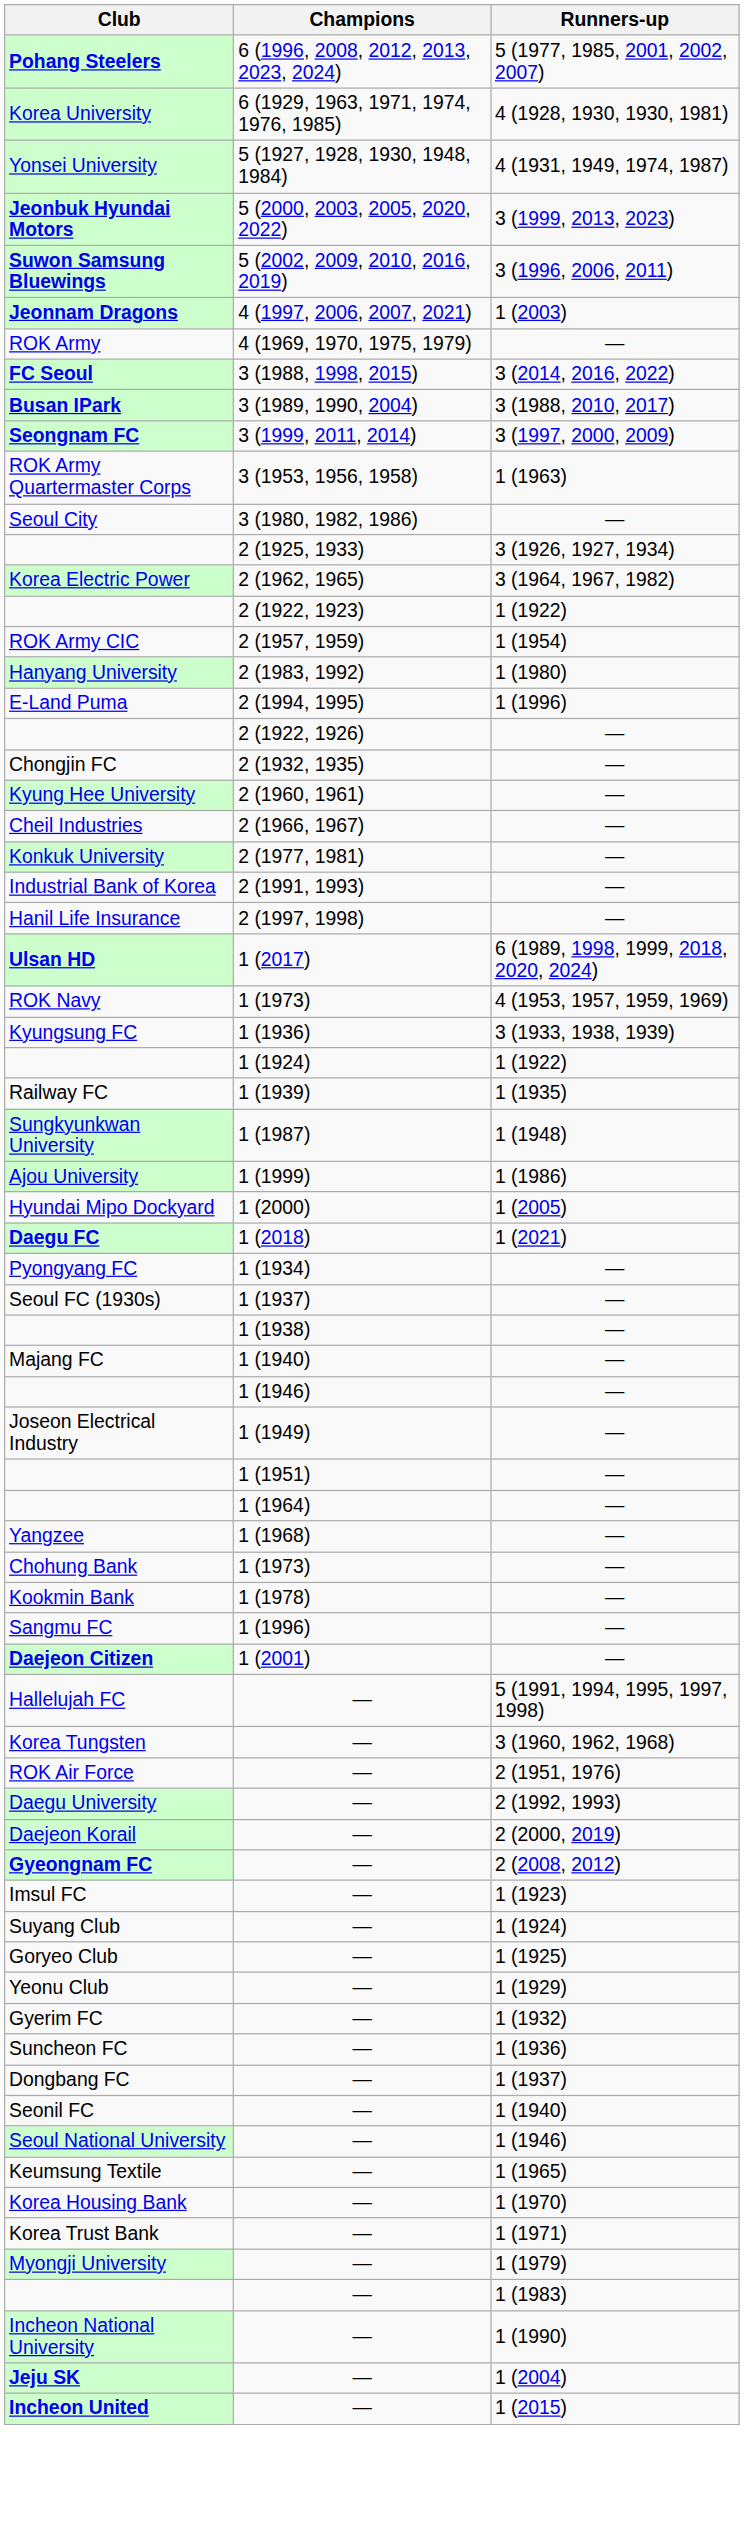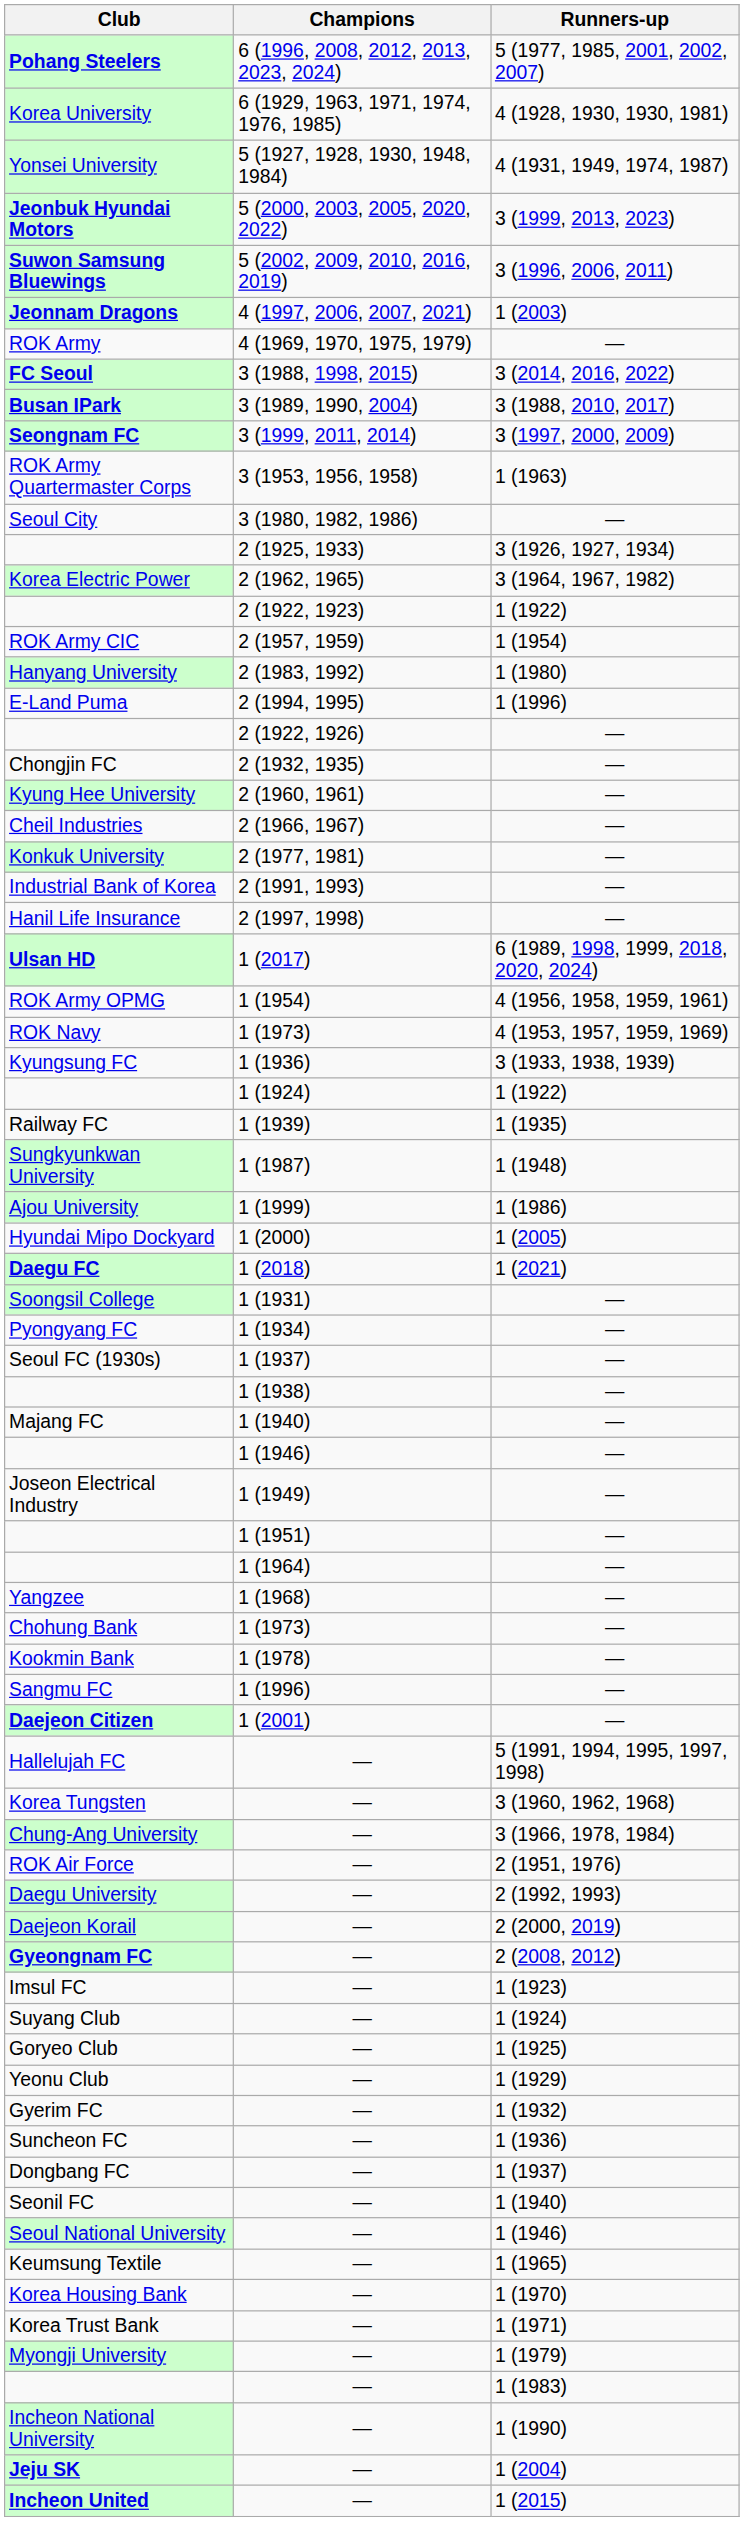+ row: (87, 1001)
+ row: (82, 1299)
+ row: (103, 1834)
